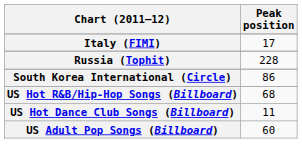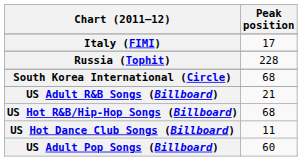(269, 78) 86 -> (269, 78) 68
+ row: (122, 95)
